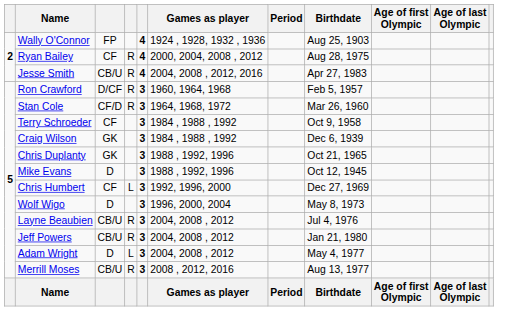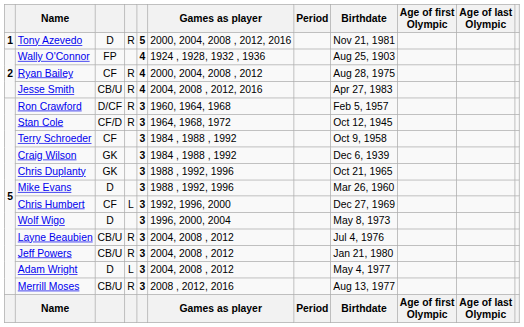+ row: (50, 41)
(338, 106) Mar 26, 1960 -> (363, 123) Oct 12, 1945
(337, 172) Oct 12, 1945 -> (364, 188) Mar 26, 1960
